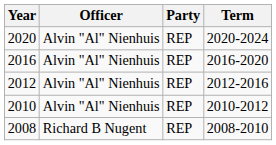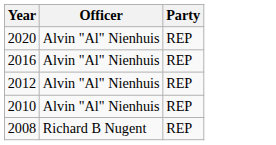- column: (238, 15)
